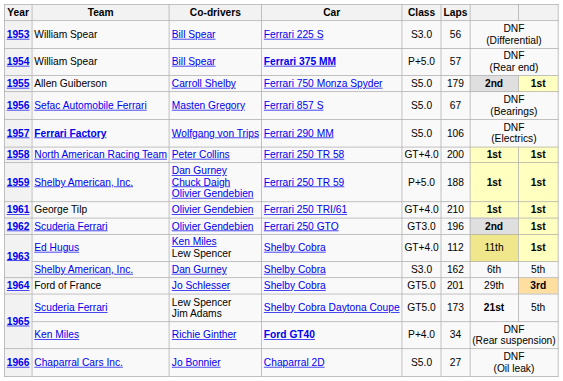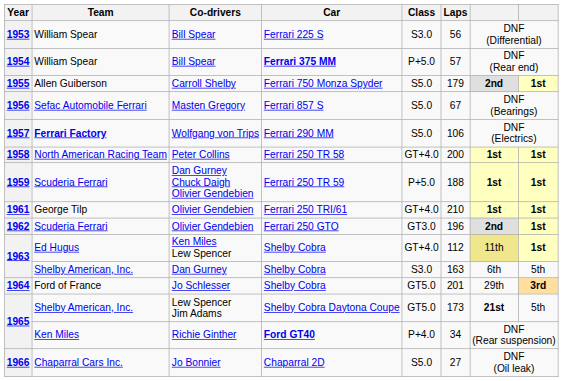(84, 183) Shelby American, Inc. -> (71, 183) Scuderia Ferrari
(455, 270) 162 -> (455, 270) 163
(71, 308) Scuderia Ferrari -> (84, 308) Shelby American, Inc.
